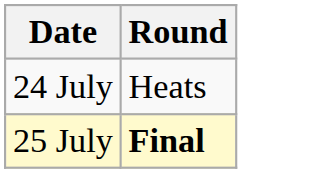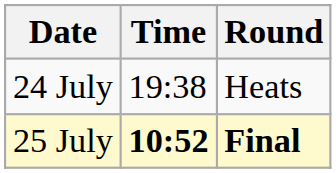+ column: (169, 31)
